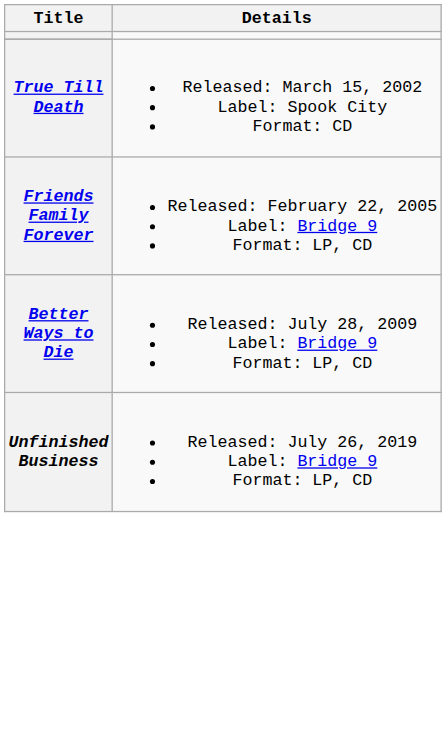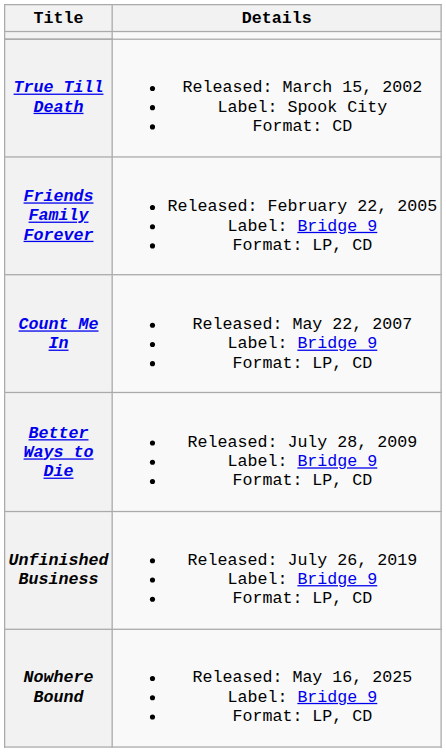+ row: (59, 334)
+ row: (59, 688)
